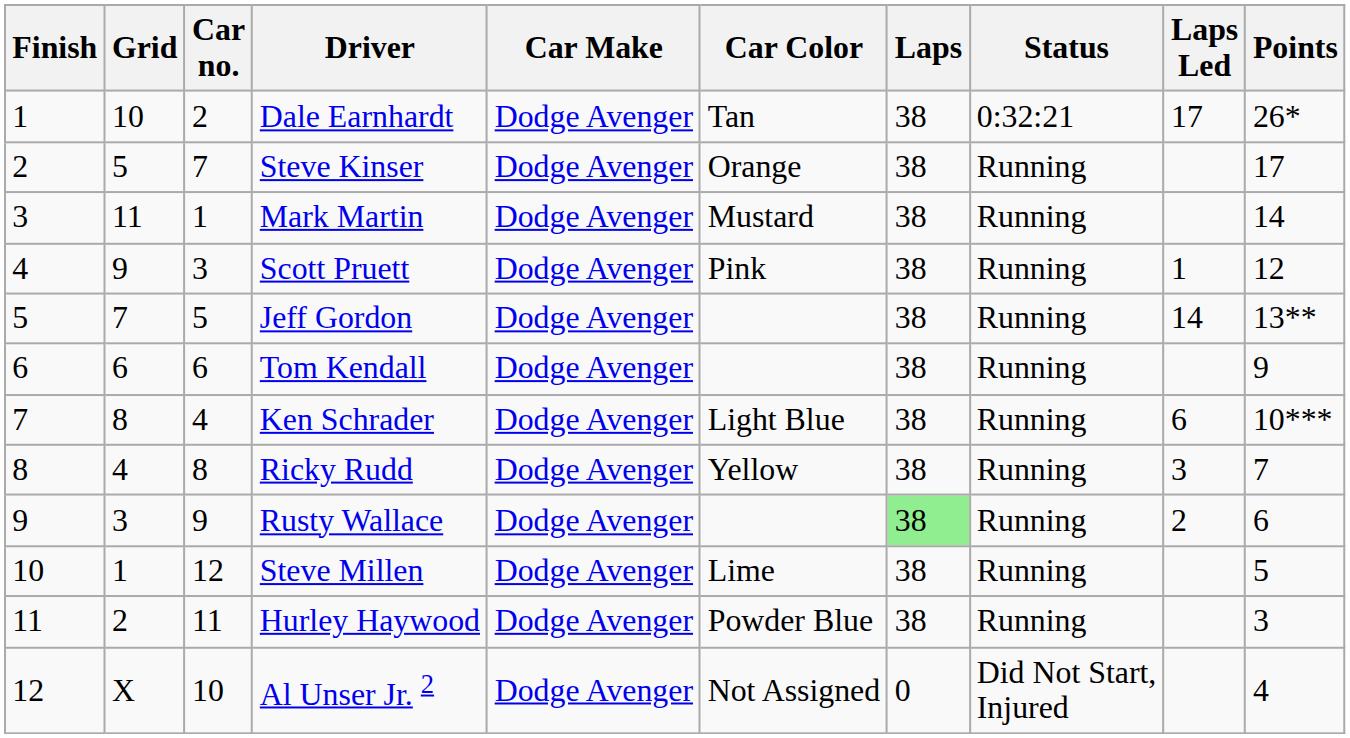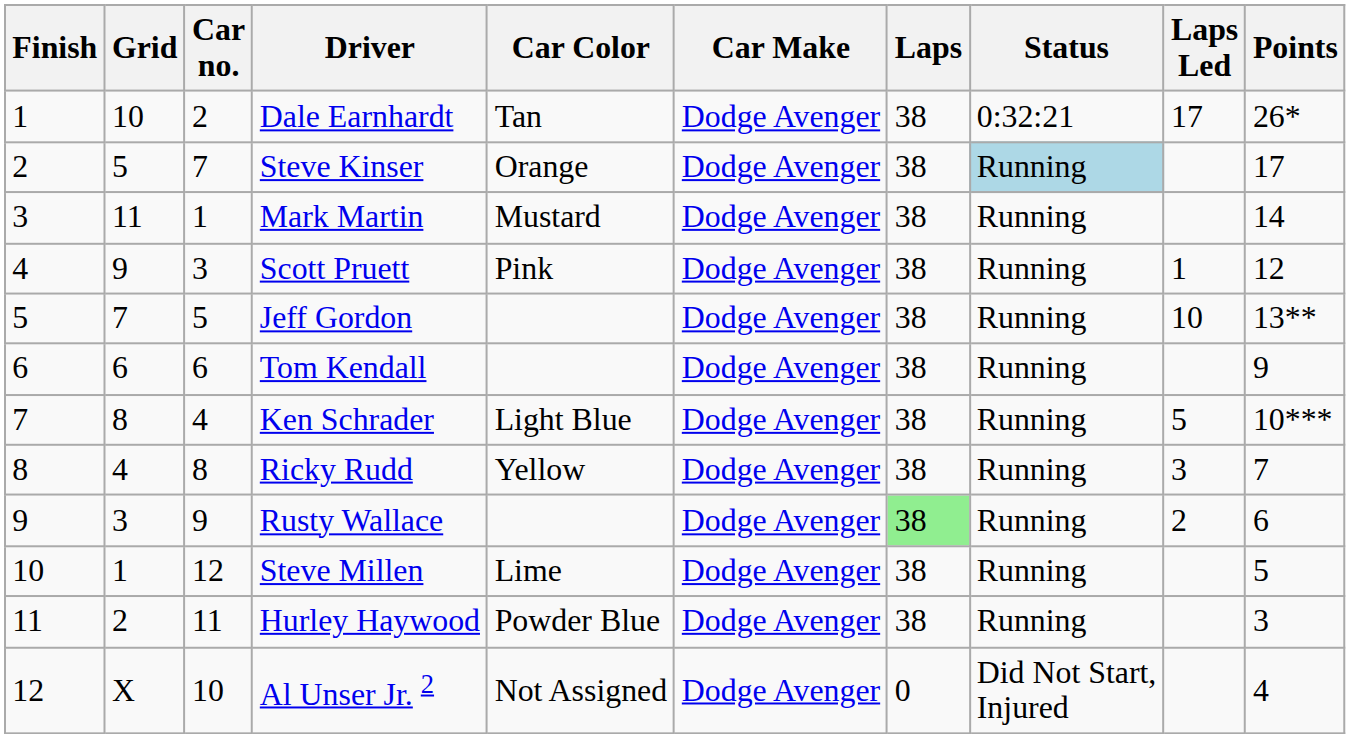columns swapped: (594, 47) <-> (794, 47)
(1032, 166) no background -> (1032, 166) lightblue background
(1187, 318) 14 -> (1187, 318) 10
(1179, 419) 6 -> (1179, 419) 5
